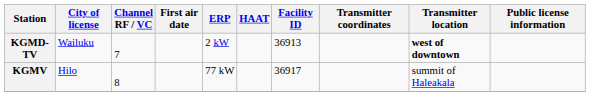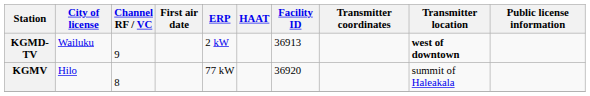(117, 54) 7 -> (117, 54) 9
(288, 71) 36917 -> (288, 71) 36920
